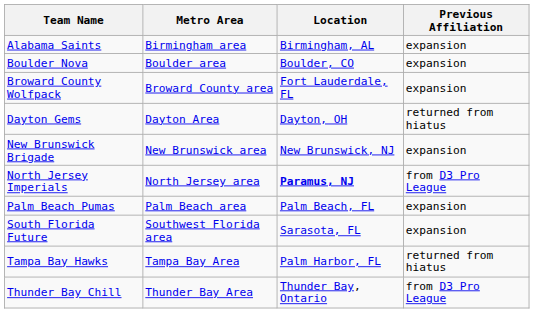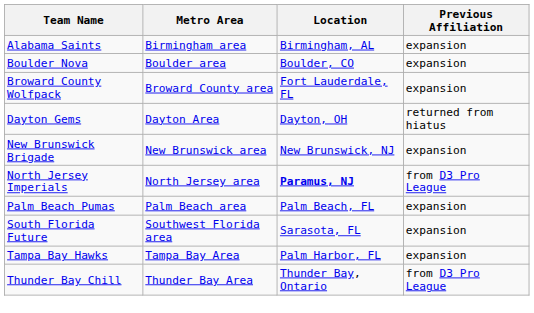(450, 261) returned from hiatus -> (436, 255) expansion
